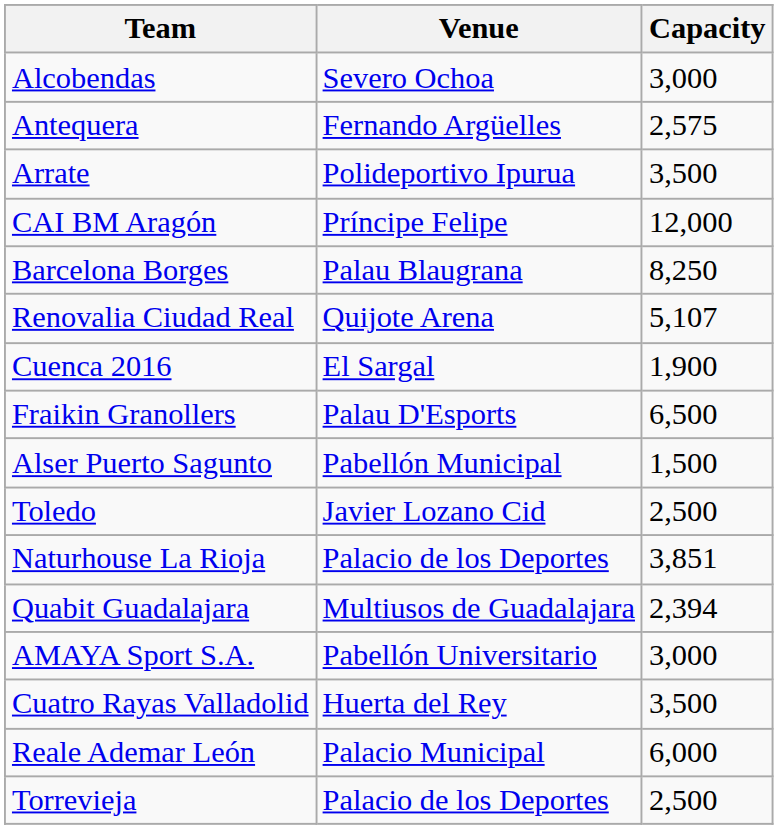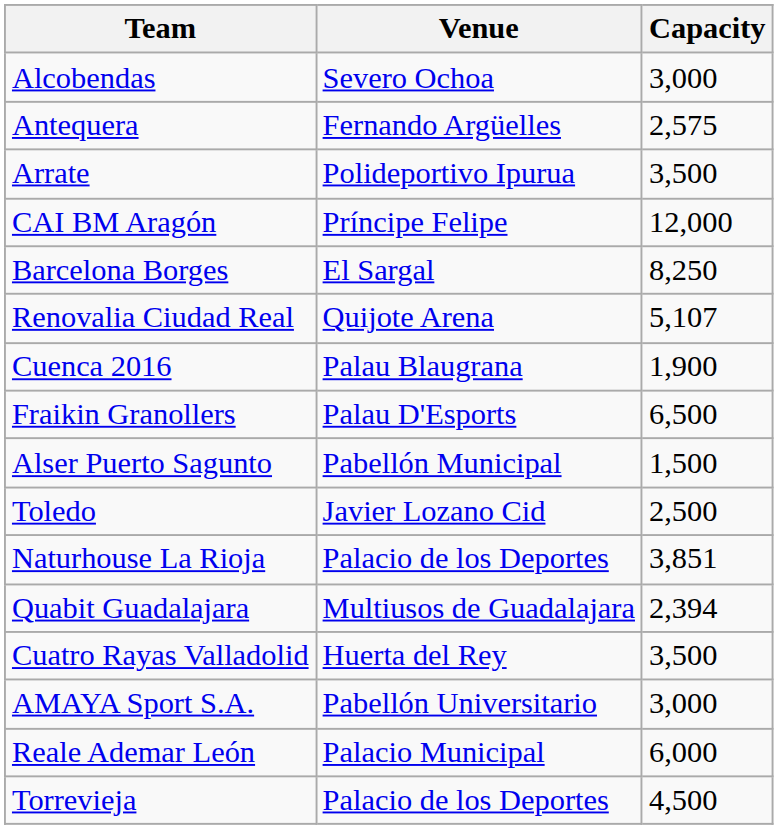(423, 269) Palau Blaugrana -> (378, 269) El Sargal
(378, 366) El Sargal -> (423, 366) Palau Blaugrana
rows swapped: (160, 703) <-> (133, 655)
(683, 800) 2,500 -> (683, 800) 4,500
